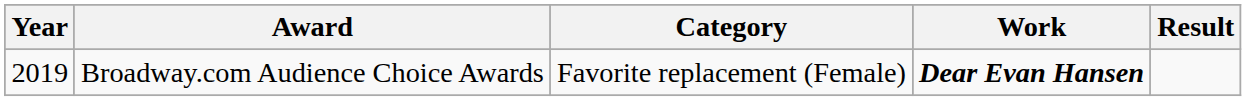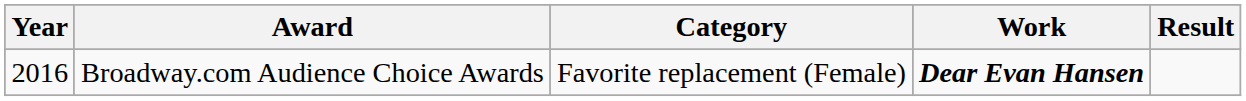(40, 71) 2019 -> (40, 71) 2016
